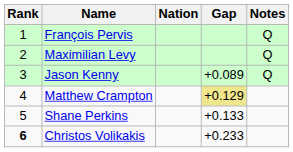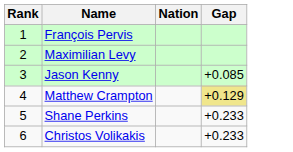- column: (268, 14)
(224, 75) +0.089 -> (224, 75) +0.085
(224, 116) +0.133 -> (224, 116) +0.233
(23, 136) bold -> (23, 136) normal
